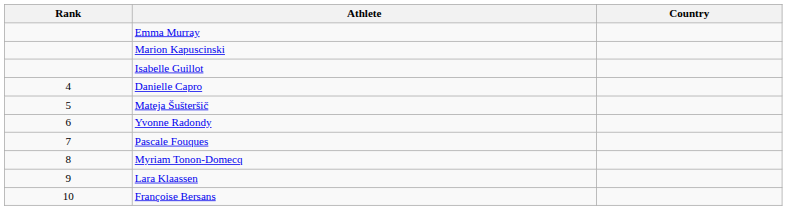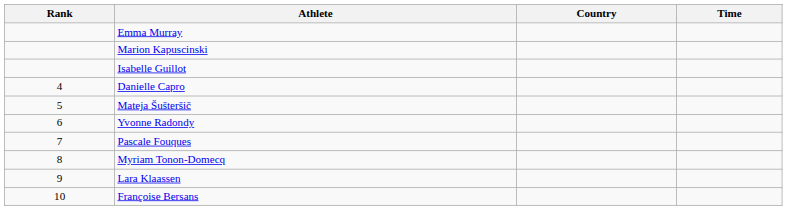+ column: (730, 14)
